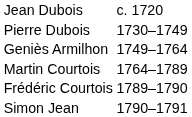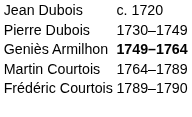(152, 49) normal -> (152, 49) bold
- row: (41, 108)
